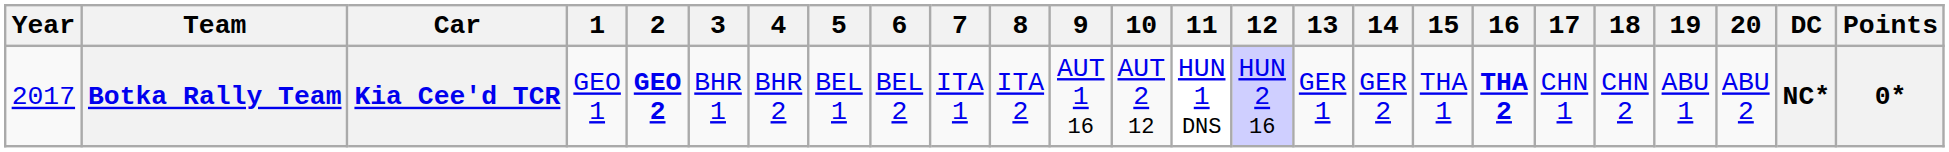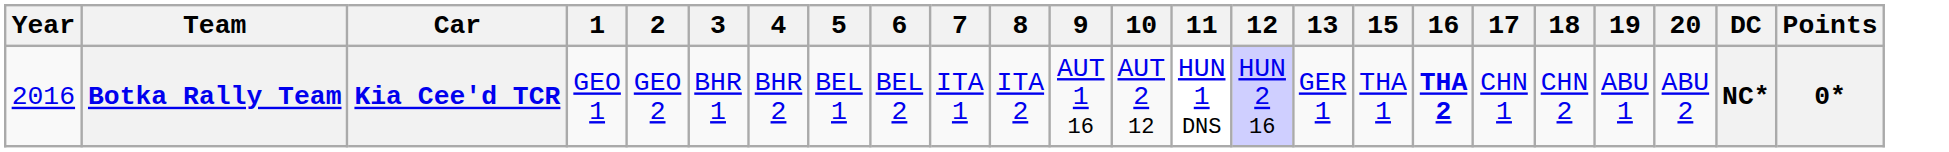- column: (1383, 26)
(43, 96) 2017 -> (43, 96) 2016
(658, 96) bold -> (658, 96) normal
